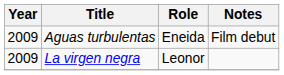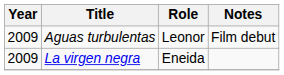(183, 37) Eneida -> (183, 37) Leonor
(183, 59) Leonor -> (183, 59) Eneida
